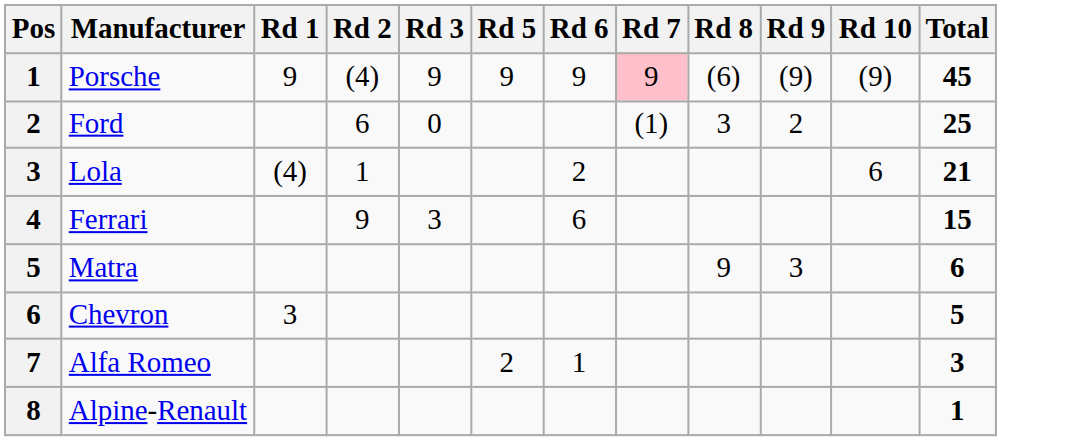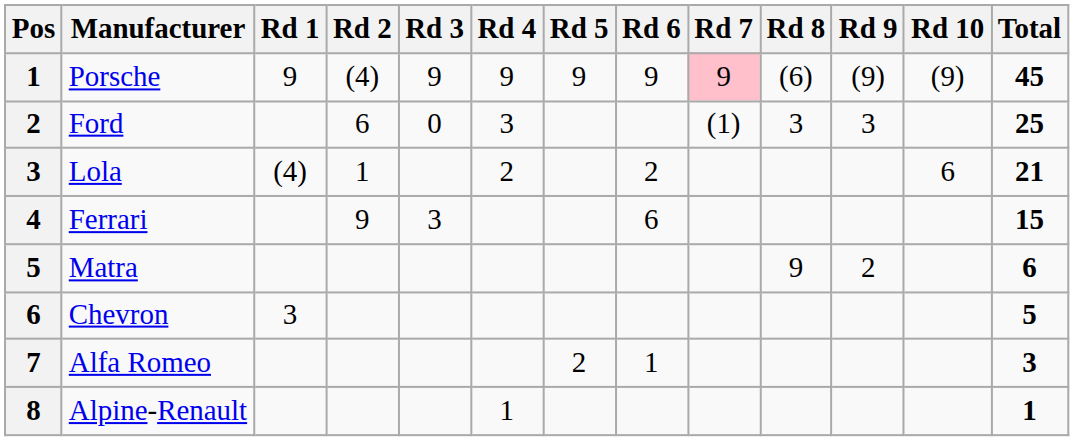+ column: (507, 28)
(796, 124) 2 -> (868, 124) 3
(796, 267) 3 -> (868, 267) 2
